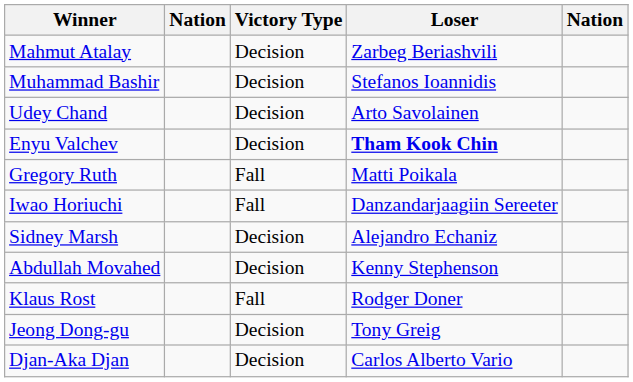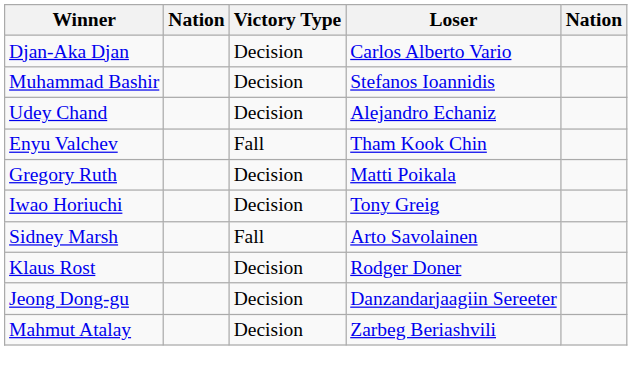rows swapped: (70, 50) <-> (69, 360)
(415, 112) Arto Savolainen -> (423, 112) Alejandro Echaniz
(269, 143) Decision -> (249, 143) Fall
(425, 143) bold -> (419, 143) normal
(250, 174) Fall -> (268, 174) Decision
(250, 205) Fall -> (268, 205) Decision
(455, 205) Danzandarjaagiin Sereeter -> (395, 205) Tony Greig
(269, 236) Decision -> (249, 236) Fall
(424, 236) Alejandro Echaniz -> (414, 236) Arto Savolainen
- row: (85, 267)
(250, 298) Fall -> (268, 267) Decision
(396, 329) Tony Greig -> (453, 298) Danzandarjaagiin Sereeter
